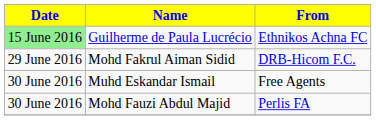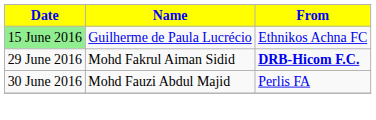(307, 59) normal -> (309, 59) bold
- row: (152, 81)
